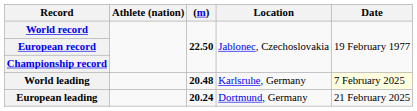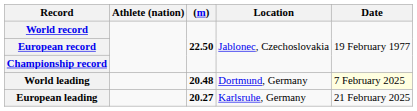(262, 81) Karlsruhe, Germany -> (263, 81) Dortmund, Germany
(201, 98) 20.24 -> (201, 98) 20.27
(263, 98) Dortmund, Germany -> (262, 98) Karlsruhe, Germany
